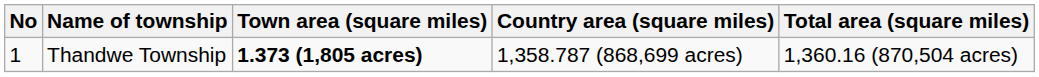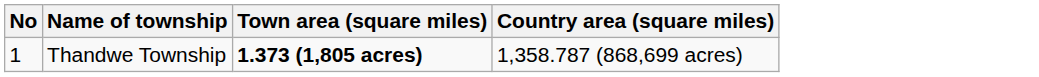- column: (907, 21)
